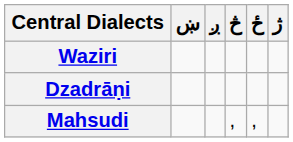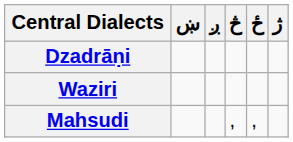rows swapped: (88, 57) <-> (88, 88)
